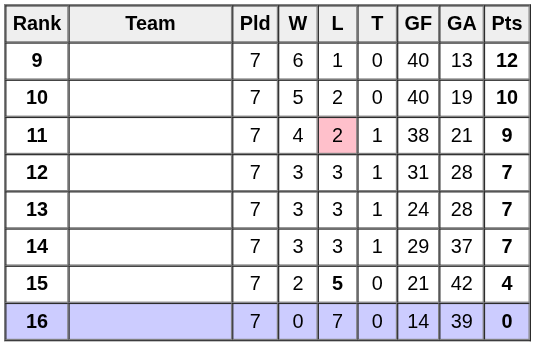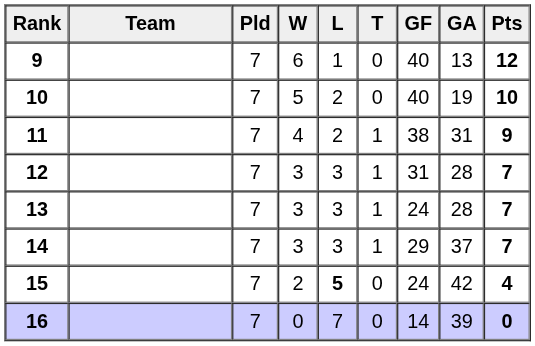(338, 135) pink background -> (338, 135) no background
(462, 135) 21 -> (462, 135) 31
(418, 284) 21 -> (418, 284) 24
